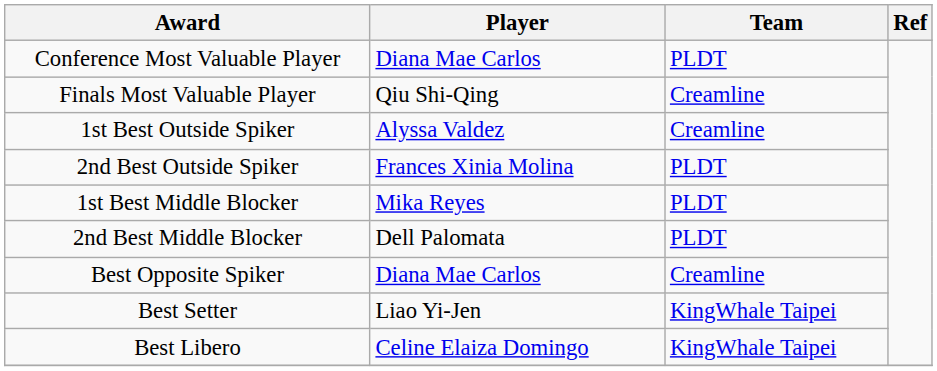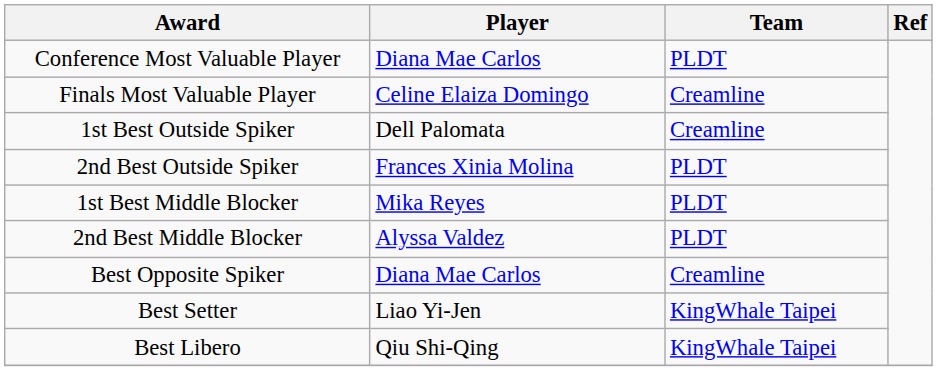(437, 94) Qiu Shi-Qing -> (482, 94) Celine Elaiza Domingo
(440, 130) Alyssa Valdez -> (440, 130) Dell Palomata
(440, 238) Dell Palomata -> (440, 238) Alyssa Valdez
(482, 346) Celine Elaiza Domingo -> (437, 346) Qiu Shi-Qing
